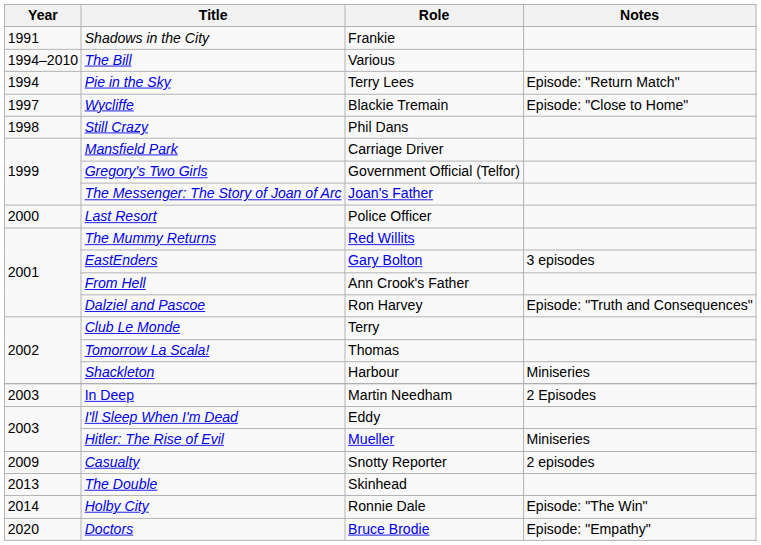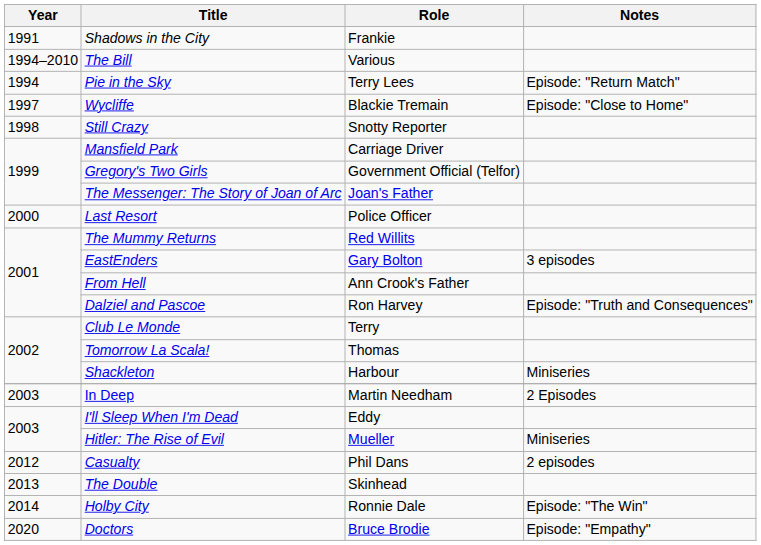(378, 127) Phil Dans -> (397, 127) Snotty Reporter
(23, 462) 2009 -> (23, 462) 2012
(397, 462) Snotty Reporter -> (378, 462) Phil Dans
